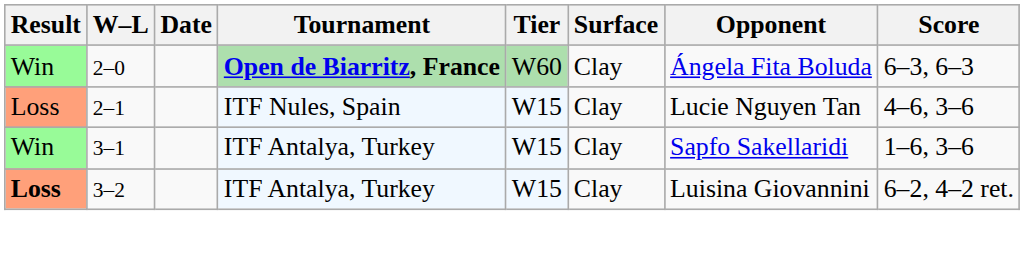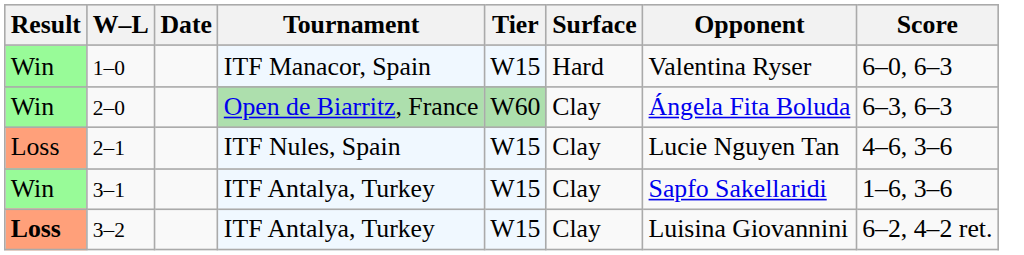+ row: (109, 67)
(362, 65) bold -> (351, 106) normal
